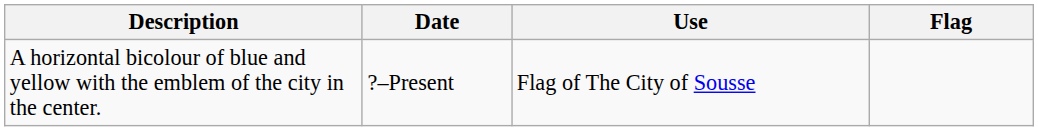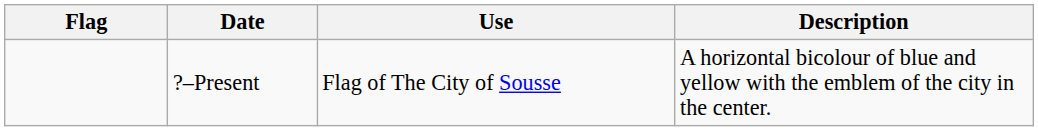columns swapped: (951, 22) <-> (184, 22)
